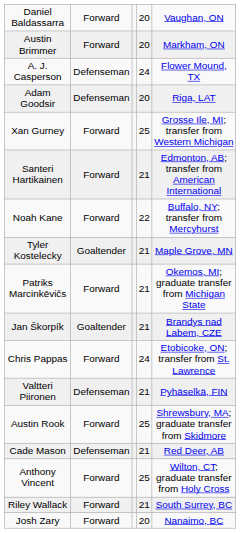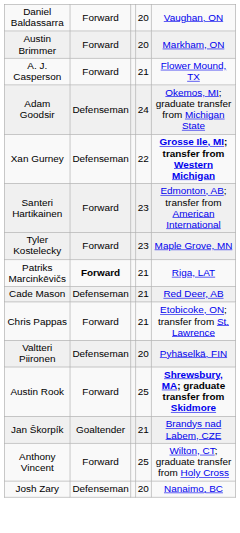(101, 71) Defenseman -> (101, 71) Forward
(144, 71) 24 -> (143, 71) 21
(144, 98) 20 -> (143, 109) 24
(194, 98) Riga, LAT -> (193, 109) Okemos, MI; graduate transfer from Michigan State
(101, 131) Forward -> (101, 158) Defenseman
(144, 131) 25 -> (143, 158) 22
(194, 131) normal -> (193, 158) bold
(144, 174) 21 -> (143, 208) 23
- row: (38, 218)
(101, 250) Goaltender -> (101, 246) Forward
(144, 250) 21 -> (143, 246) 23
(101, 288) normal -> (101, 273) bold
(194, 288) Okemos, MI; graduate transfer from Michigan State -> (193, 273) Riga, LAT
rows swapped: (38, 451) <-> (38, 326)
(144, 359) 24 -> (143, 321) 21
(144, 391) 21 -> (143, 353) 20
(194, 424) normal -> (193, 391) bold
- row: (38, 505)
(101, 520) Forward -> (101, 489) Defenseman
